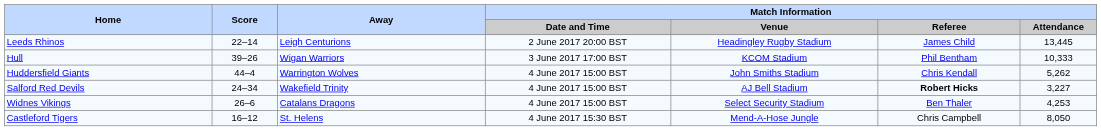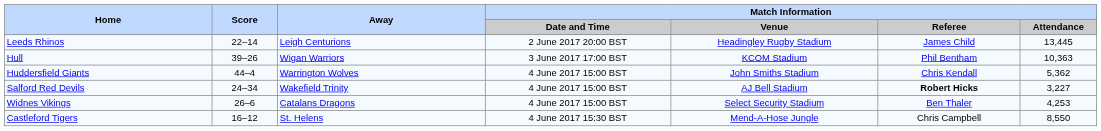(1058, 57) 10,333 -> (1058, 57) 10,363
(1058, 73) 5,262 -> (1058, 73) 5,362
(1058, 118) 8,050 -> (1058, 118) 8,550
